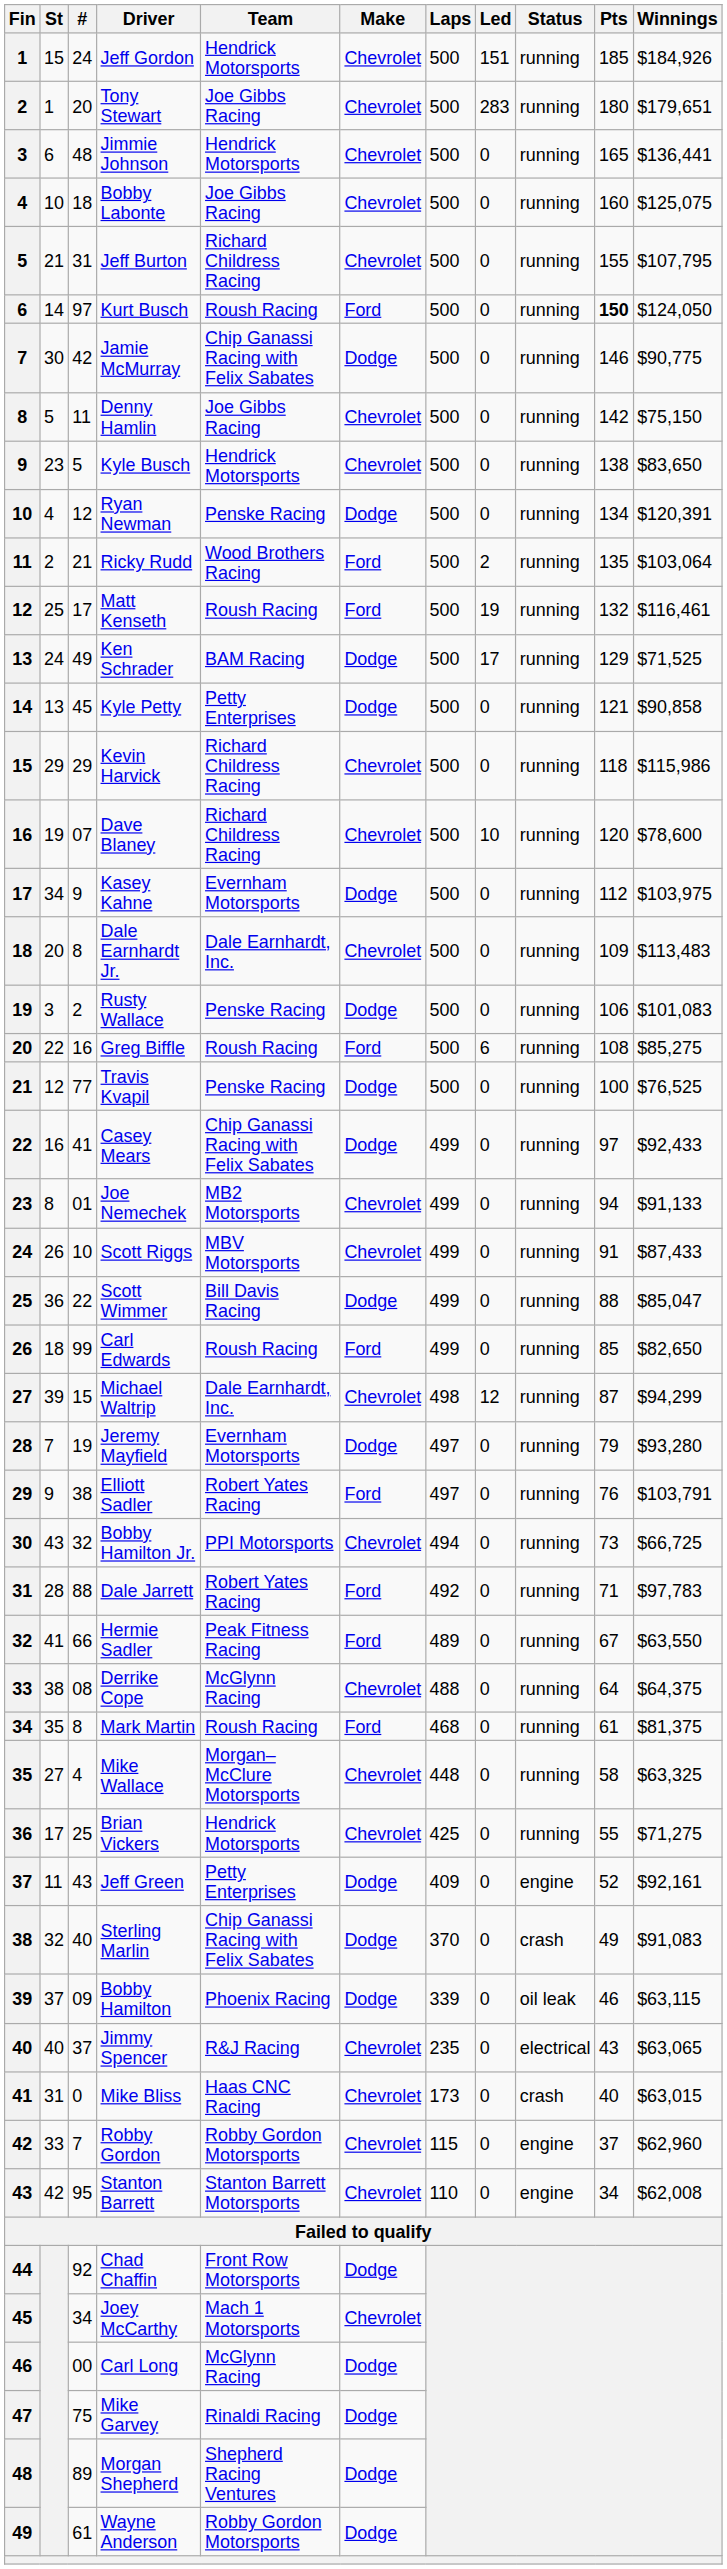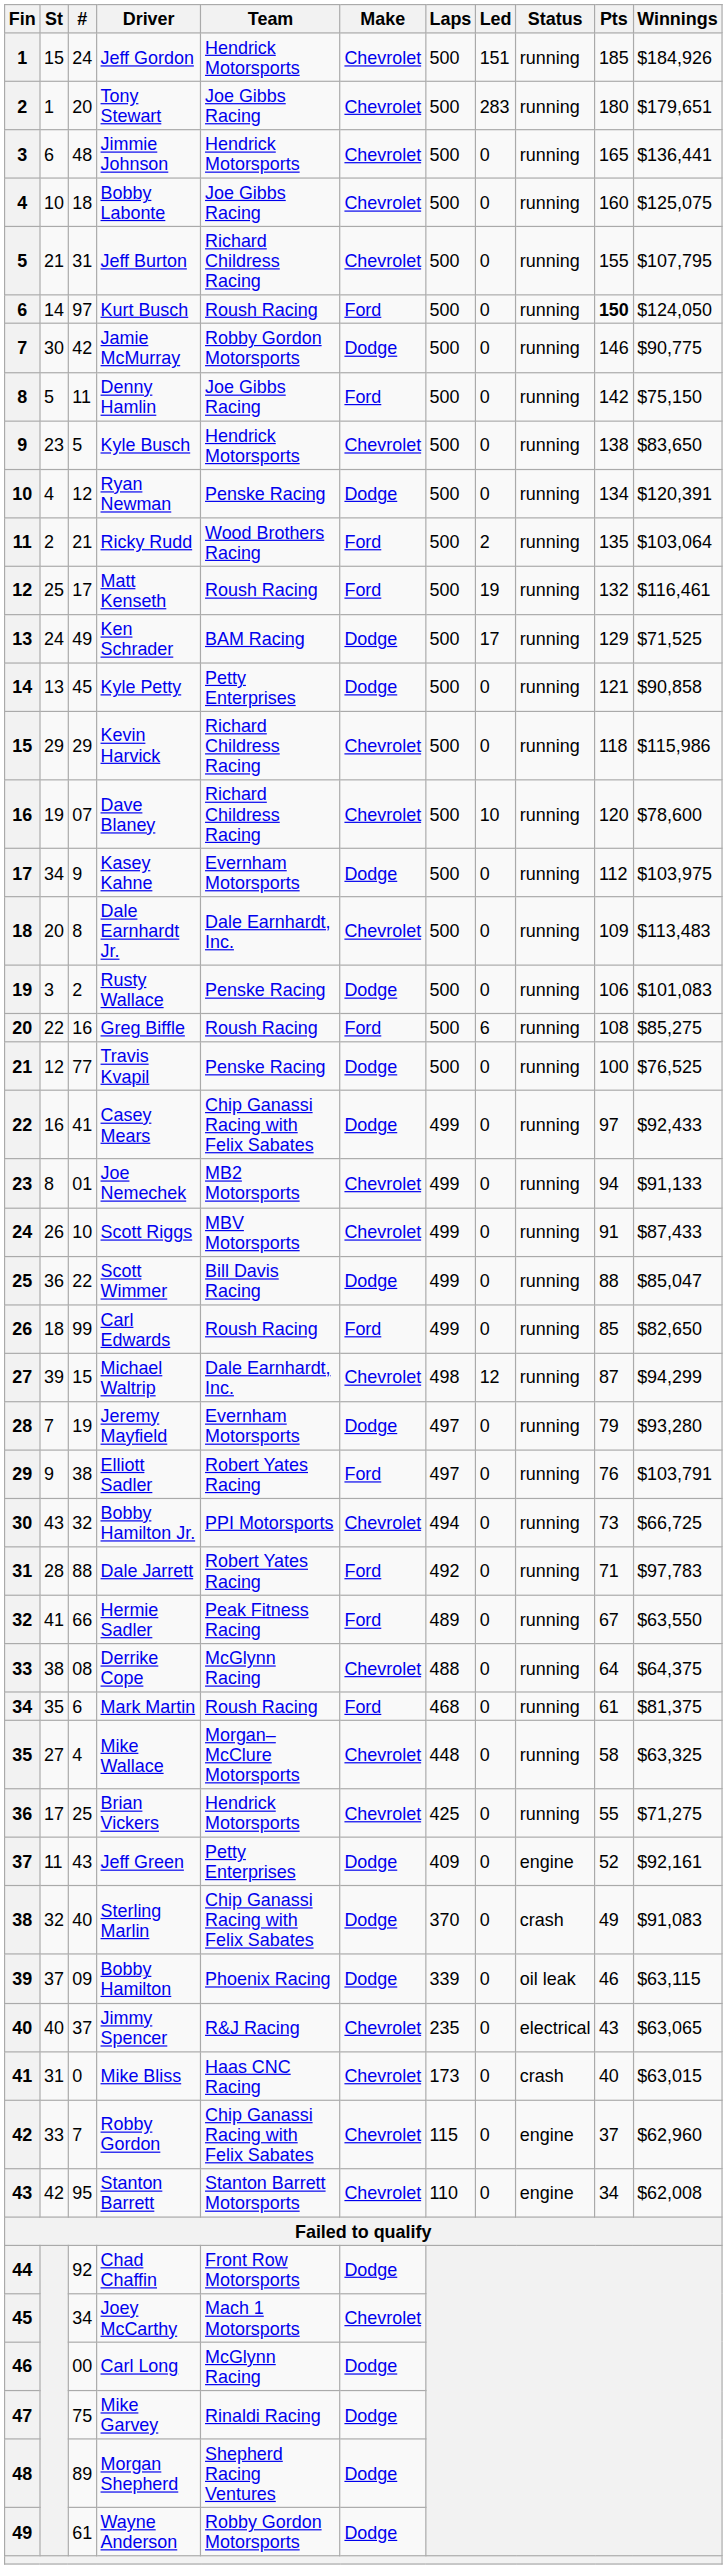(259, 358) Chip Ganassi Racing with Felix Sabates -> (263, 348) Robby Gordon Motorsports
(383, 417) Chevrolet -> (363, 397) Ford
(77, 1727) 8 -> (77, 1707) 6
(263, 2144) Robby Gordon Motorsports -> (259, 2134) Chip Ganassi Racing with Felix Sabates
